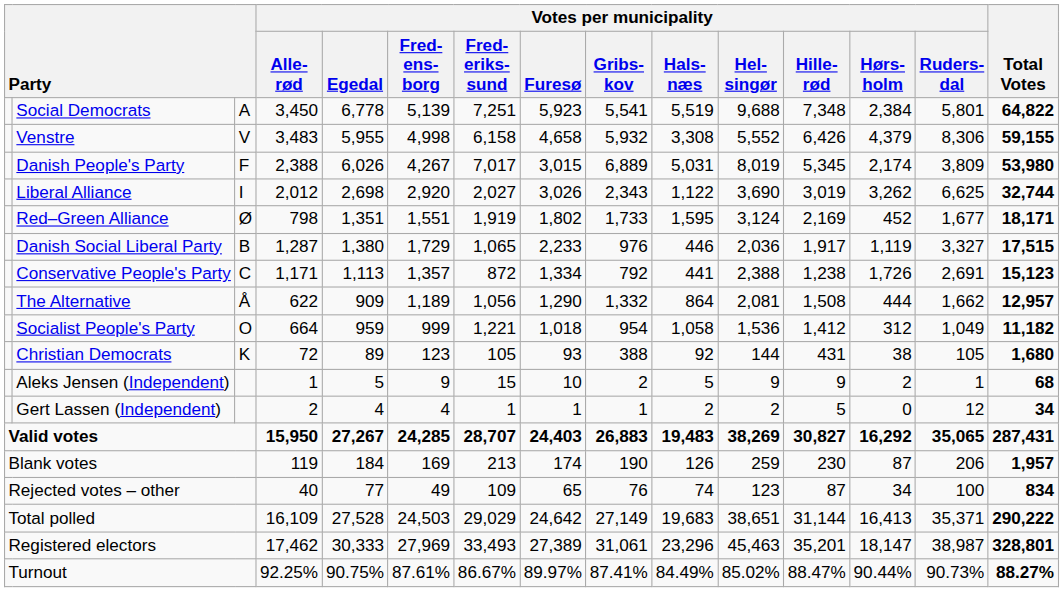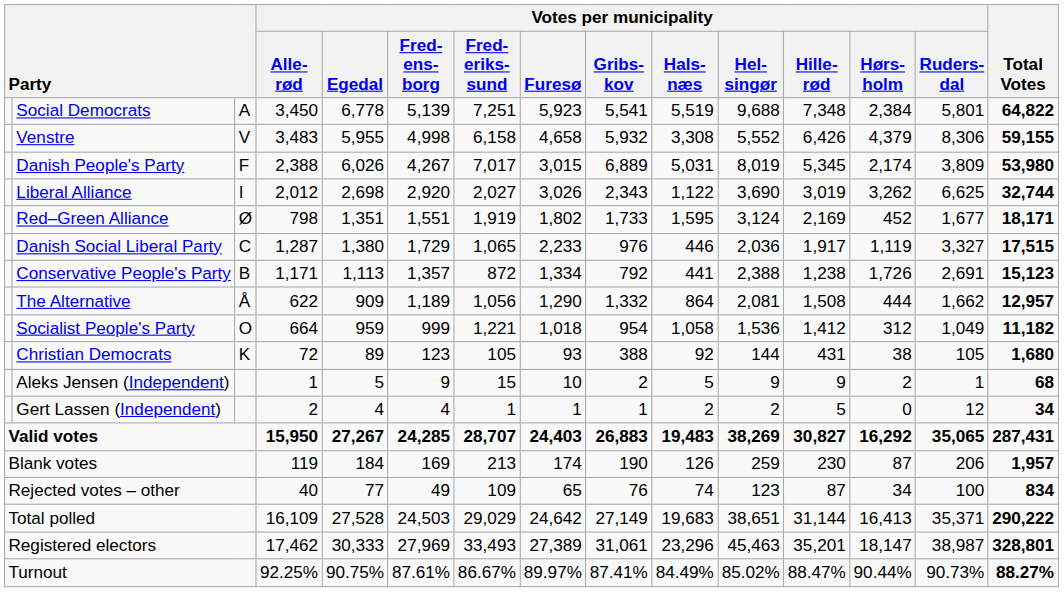(244, 246) B -> (245, 246) C
(245, 273) C -> (244, 273) B
